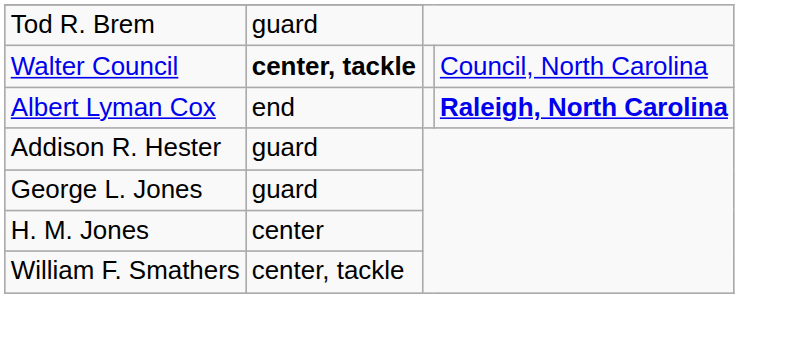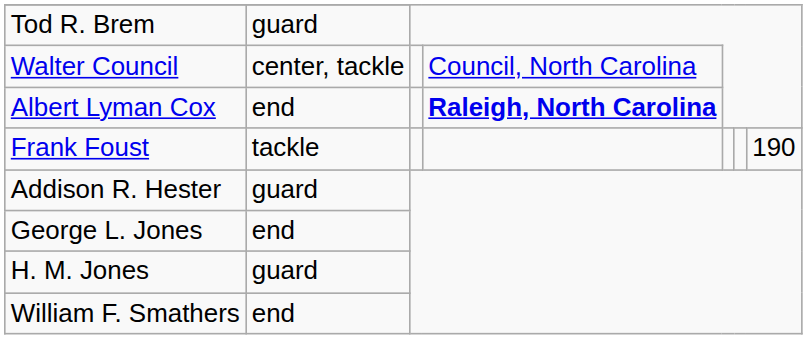(334, 66) bold -> (328, 66) normal
+ row: (80, 148)
(285, 189) guard -> (273, 230) end
(288, 230) center -> (285, 271) guard
(328, 271) center, tackle -> (273, 312) end
